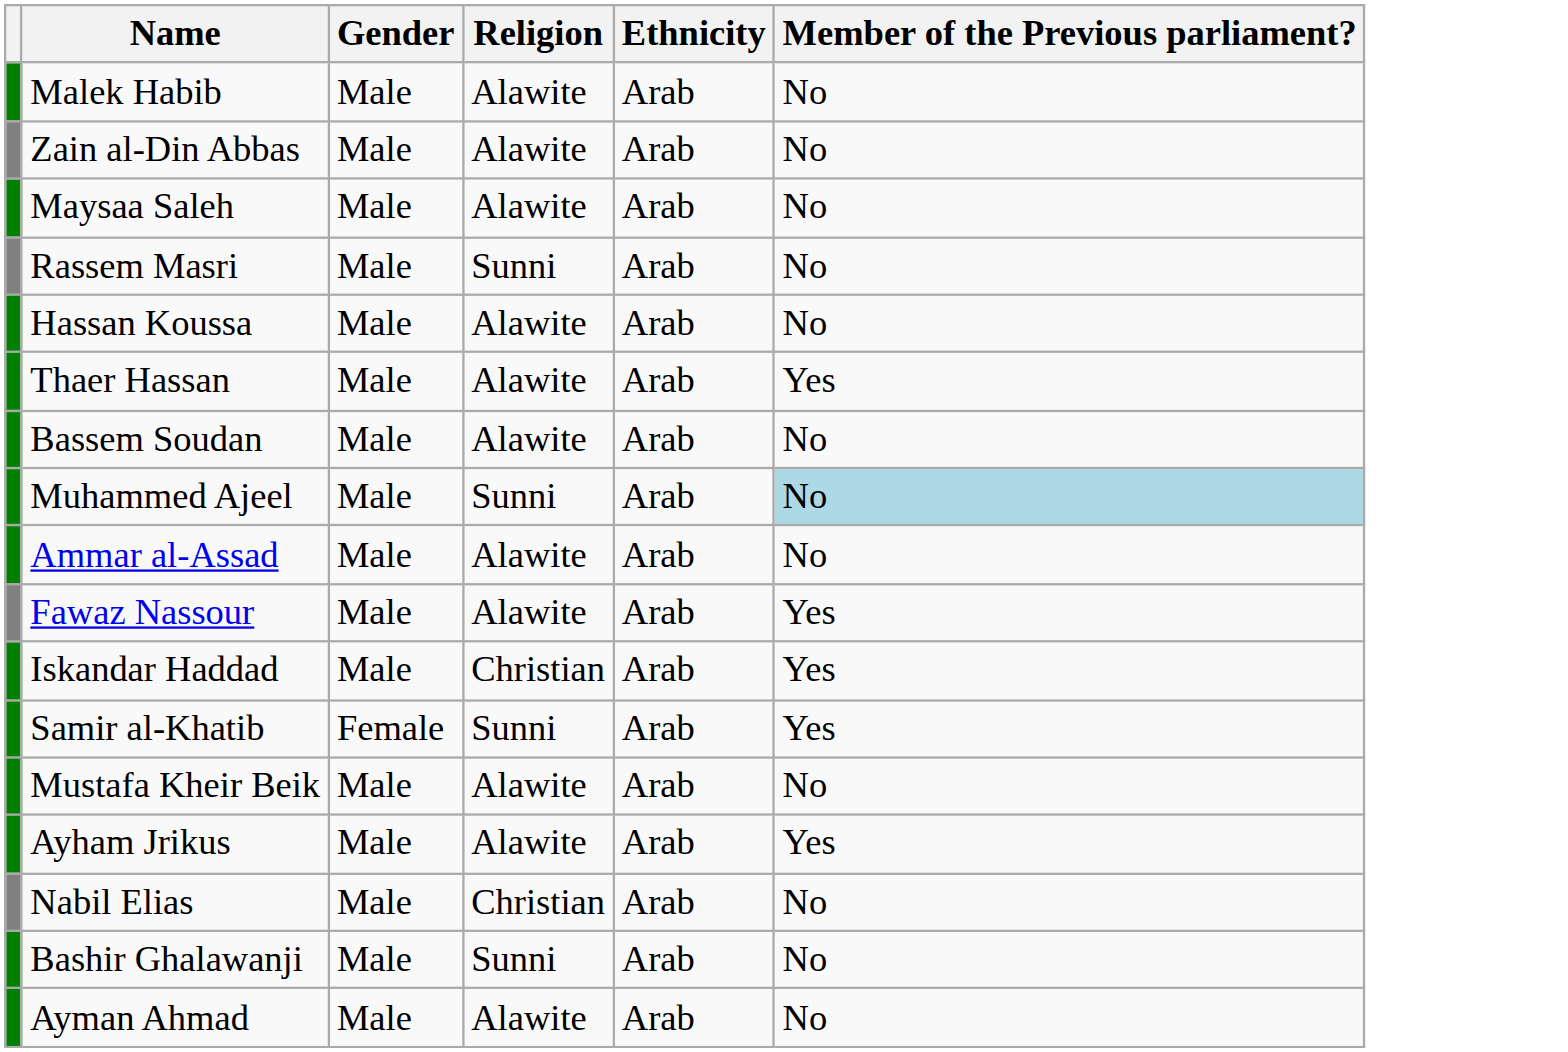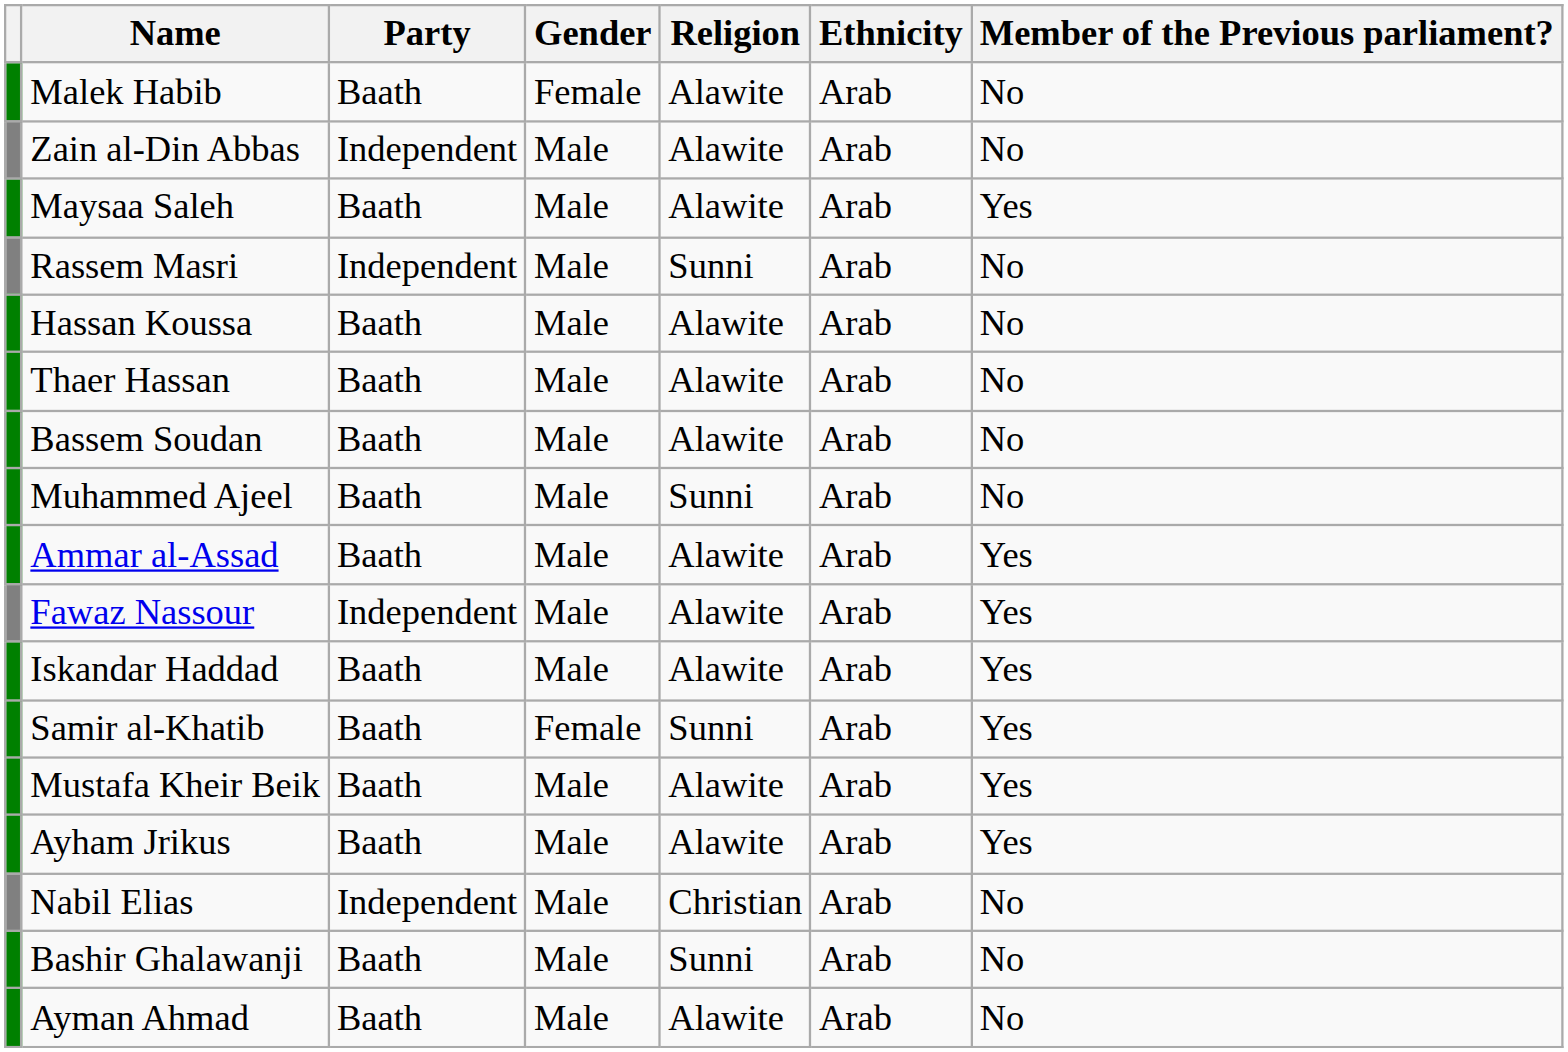+ column: (427, 33)
(374, 91) Male -> (588, 91) Female
(805, 206) No -> (1006, 206) Yes
(809, 380) Yes -> (1002, 380) No
(805, 496) lightblue background -> (1002, 496) no background
(805, 554) No -> (1006, 554) Yes
(538, 669) Christian -> (726, 669) Alawite
(805, 785) No -> (1006, 785) Yes
